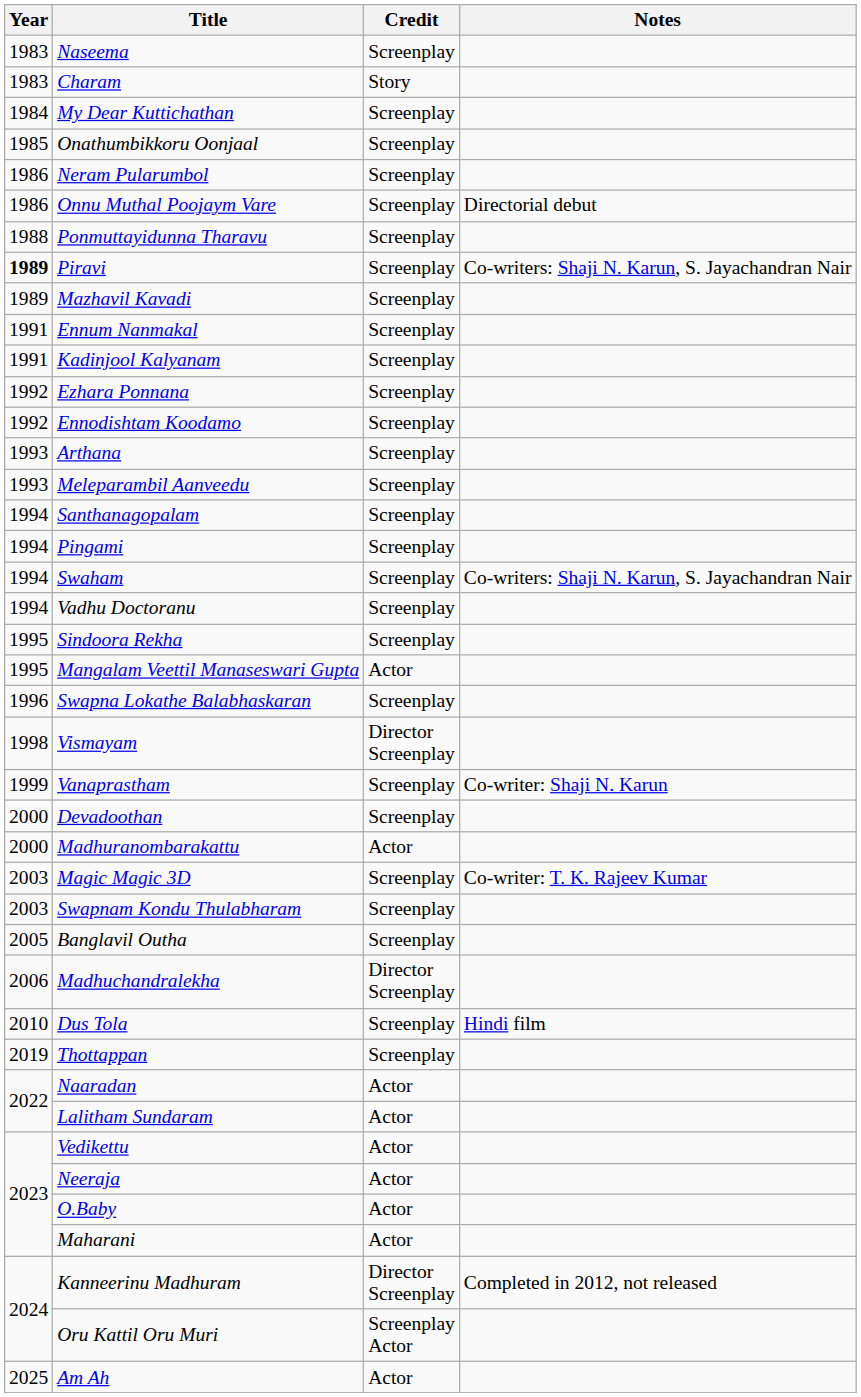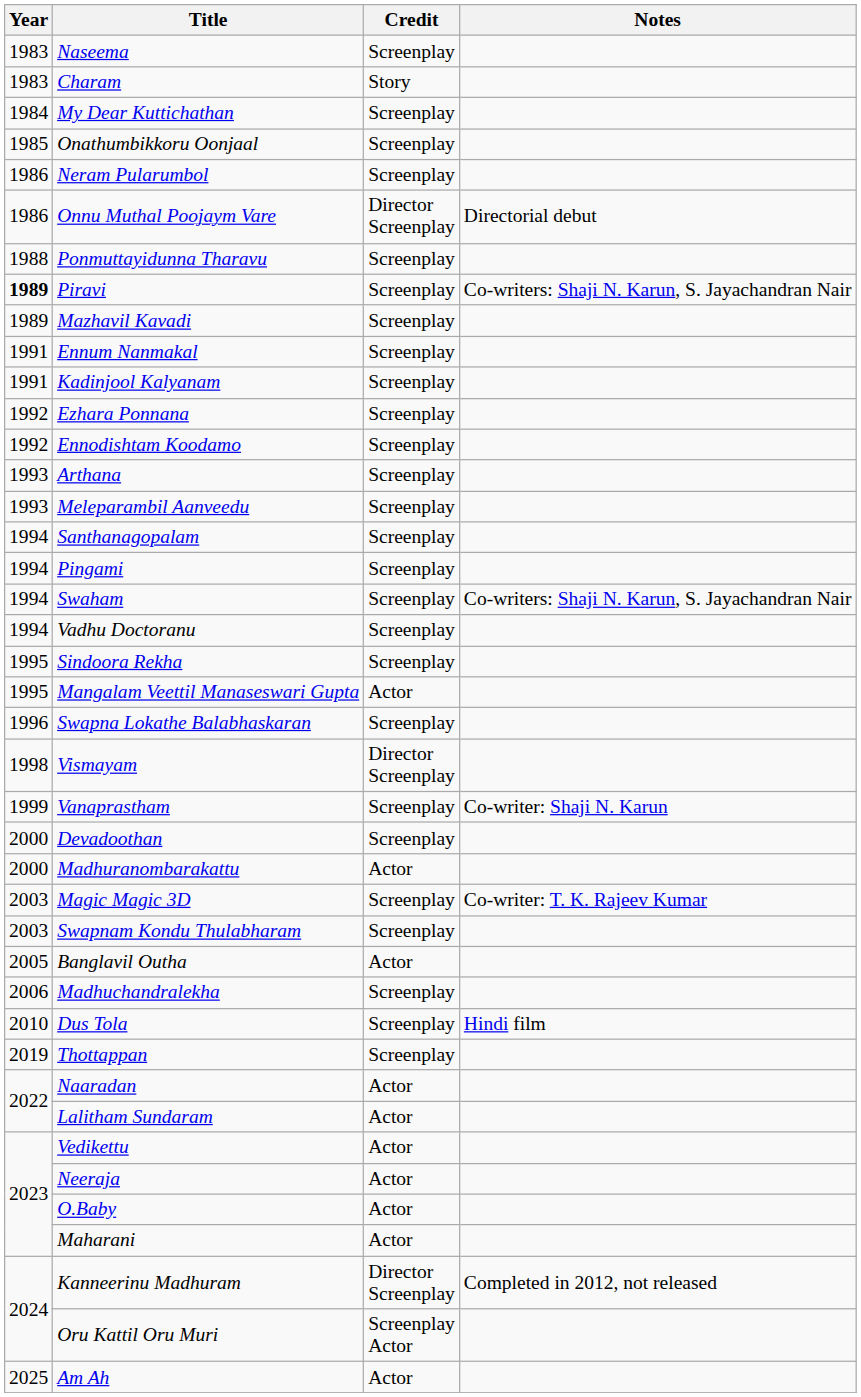(412, 205) Screenplay -> (412, 216) Director Screenplay
(412, 939) Screenplay -> (390, 961) Actor
(412, 981) Director Screenplay -> (412, 992) Screenplay
